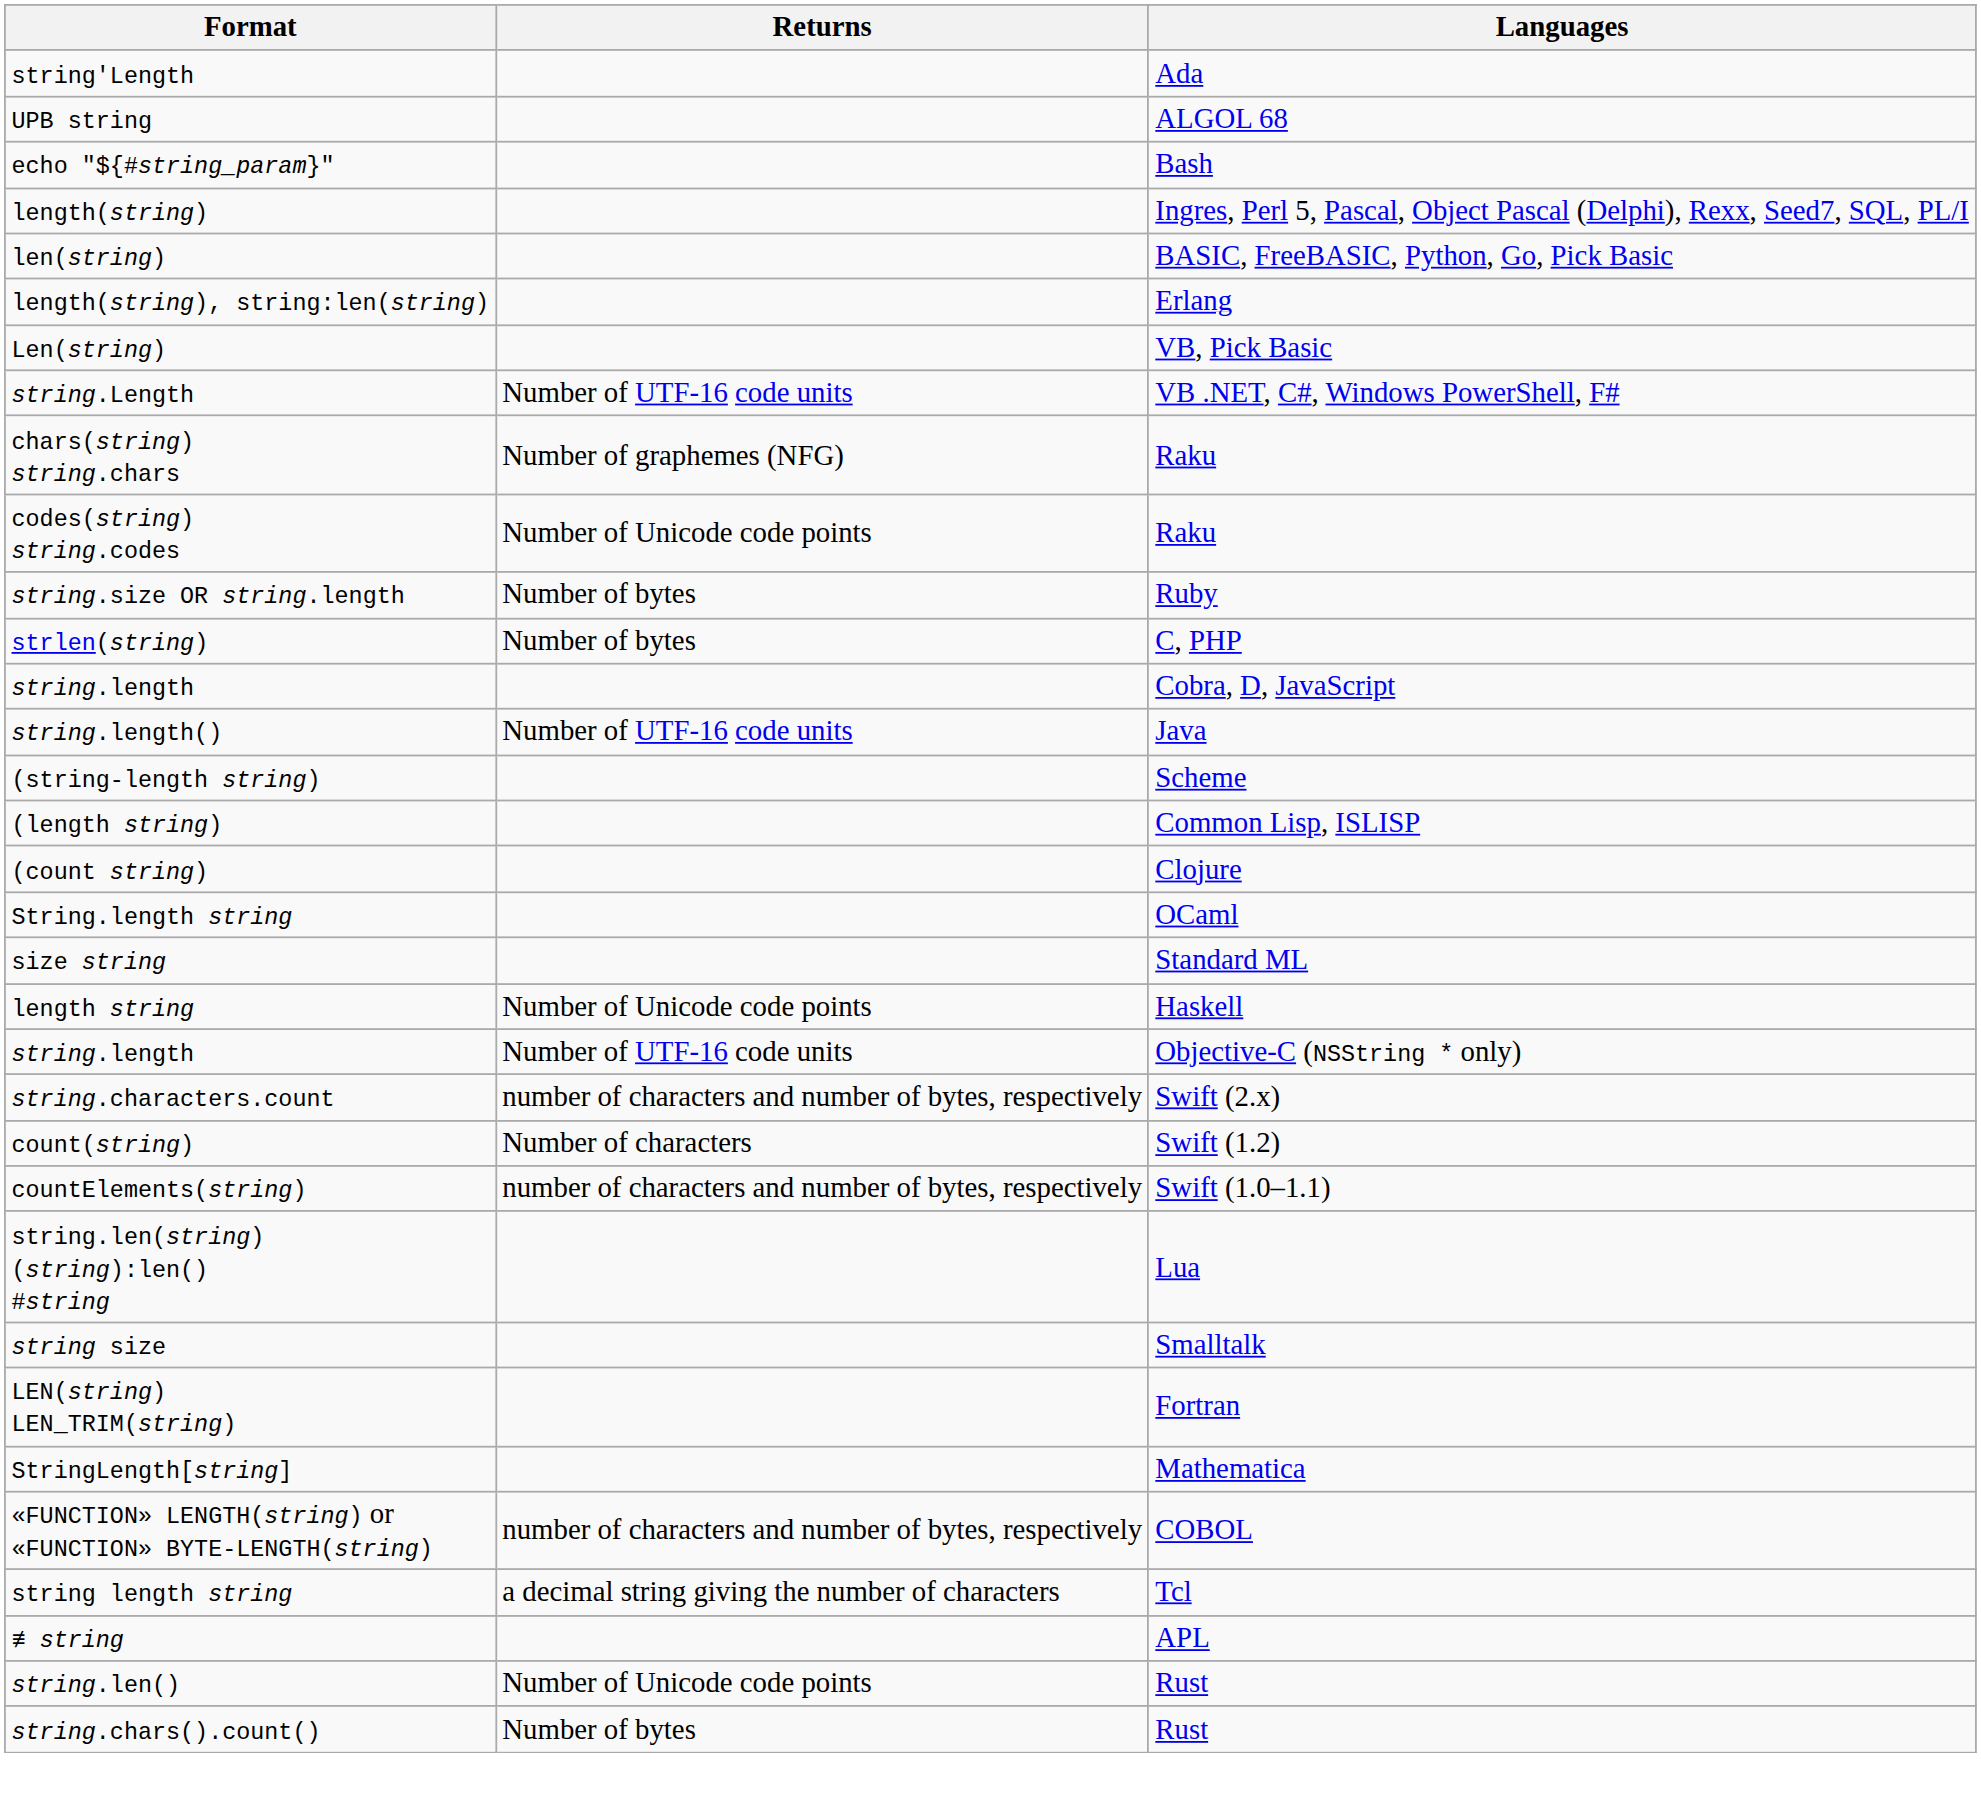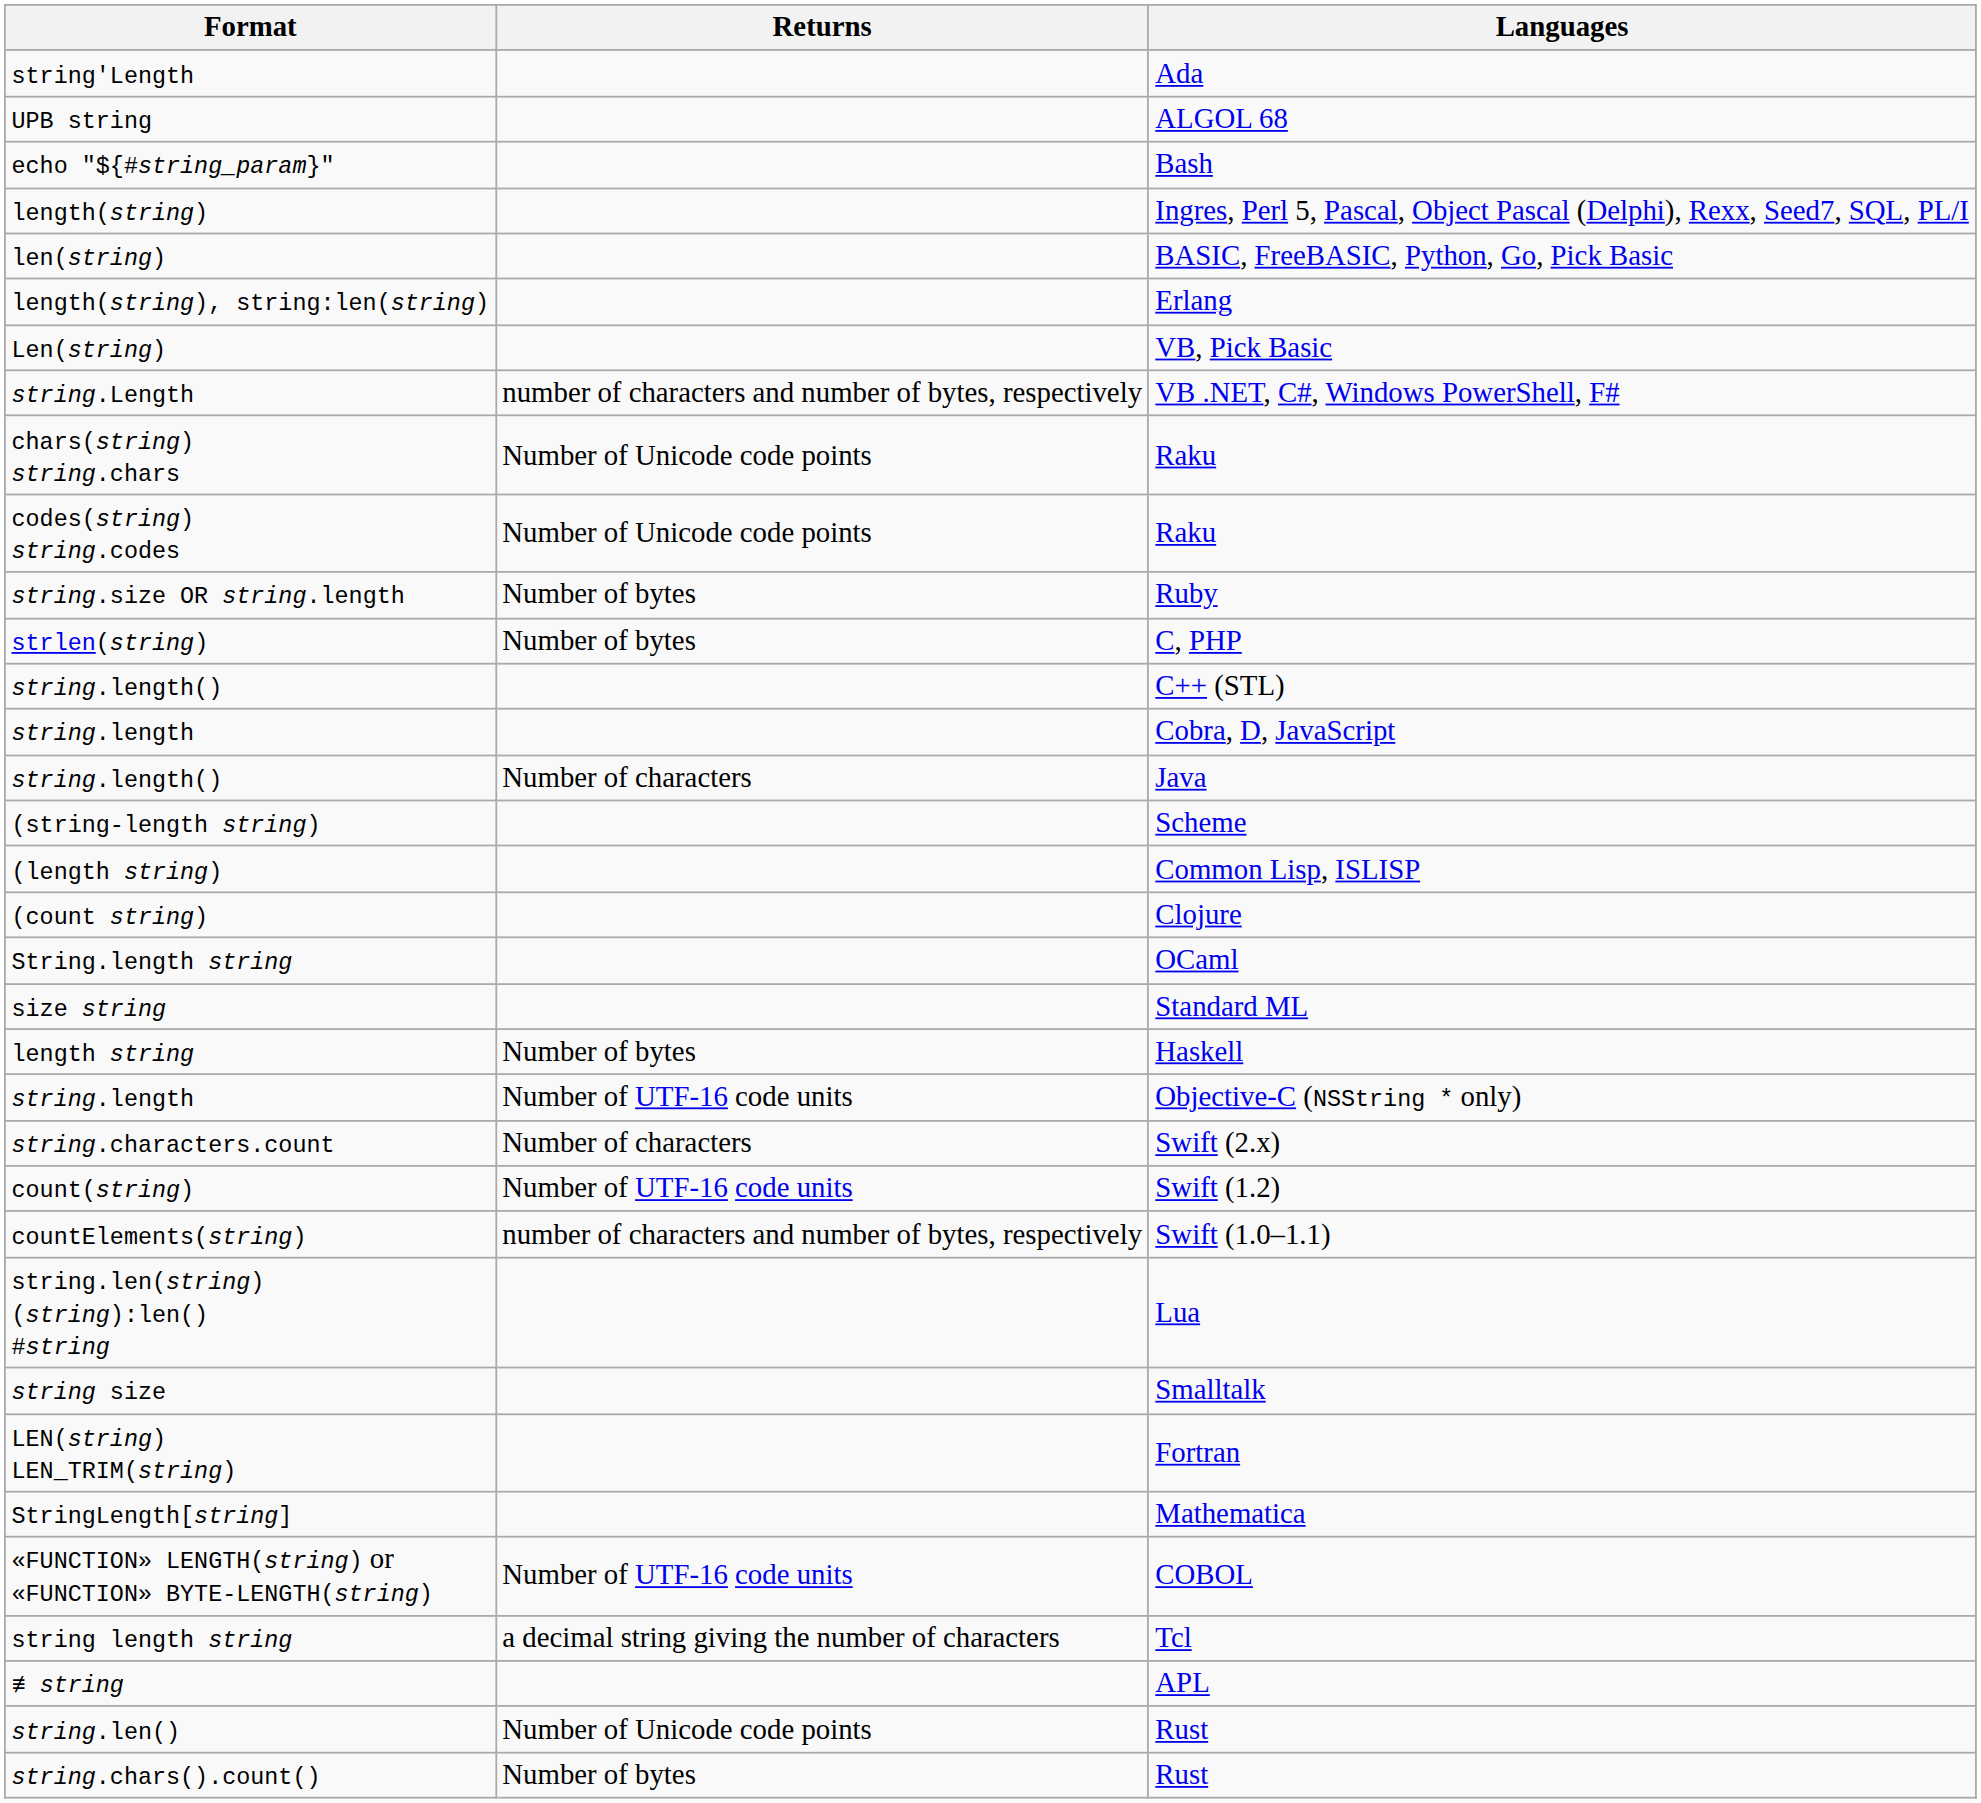(677, 392) Number of UTF-16 code units -> (822, 392) number of characters and number of bytes, respectively
(673, 454) Number of graphemes (NFG) -> (687, 454) Number of Unicode code points
+ row: (117, 689)
(677, 731) Number of UTF-16 code units -> (627, 777) Number of characters
(687, 1005) Number of Unicode code points -> (599, 1051) Number of bytes
(822, 1096) number of characters and number of bytes, respectively -> (627, 1142) Number of characters
(627, 1142) Number of characters -> (677, 1188) Number of UTF-16 code units
(822, 1530) number of characters and number of bytes, respectively -> (677, 1575) Number of UTF-16 code units
